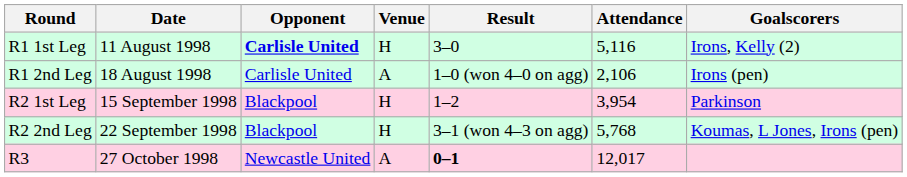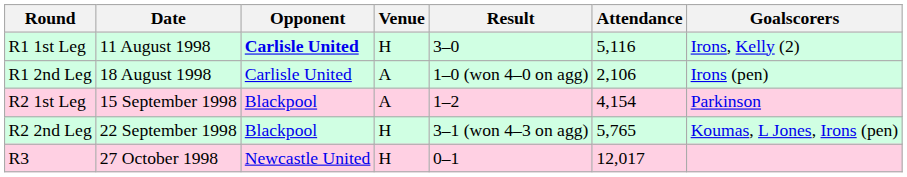(385, 102) H -> (385, 102) A
(616, 102) 3,954 -> (616, 102) 4,154
(616, 130) 5,768 -> (616, 130) 5,765
(385, 158) A -> (385, 158) H
(446, 158) bold -> (446, 158) normal
